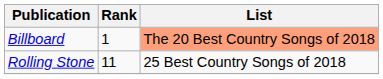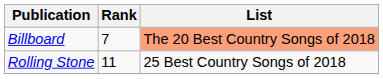(105, 39) 1 -> (105, 39) 7
